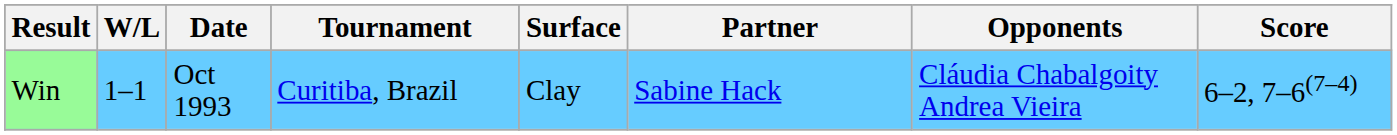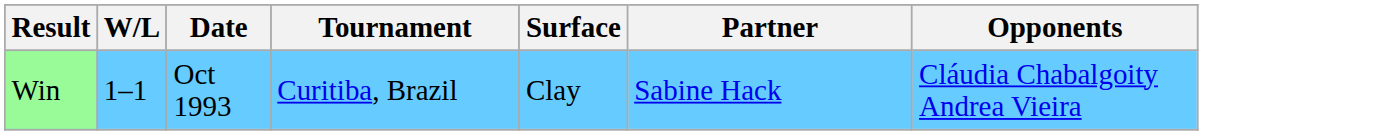- column: (1294, 27)
